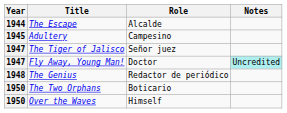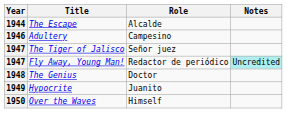(16, 37) 1945 -> (16, 37) 1946
(143, 62) Doctor -> (178, 62) Redactor de periódico
(178, 75) Redactor de periódico -> (143, 75) Doctor
+ row: (51, 88)
- row: (65, 88)
